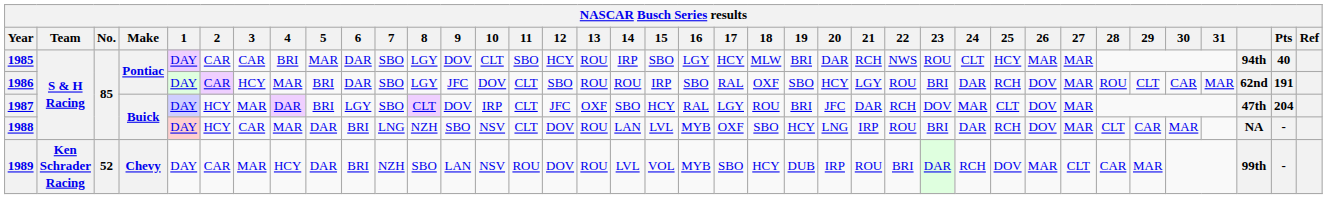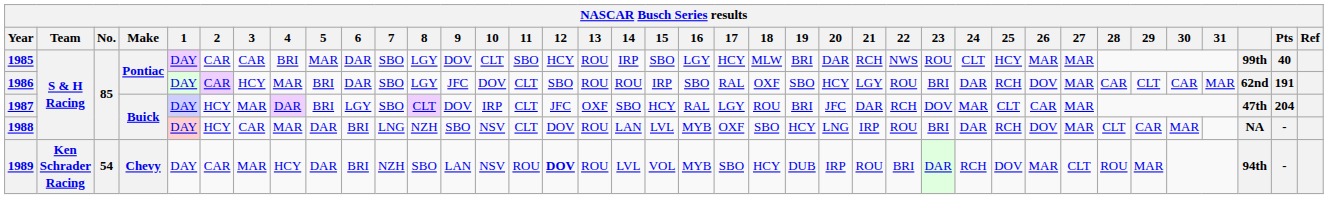(1254, 60) 94th -> (1255, 60) 99th
(1113, 83) ROU -> (1114, 83) CAR
(1043, 105) DOV -> (1043, 105) CAR
(106, 166) 52 -> (106, 166) 54
(560, 166) normal -> (560, 166) bold
(1113, 166) CAR -> (1114, 166) ROU
(1254, 166) 99th -> (1255, 166) 94th
